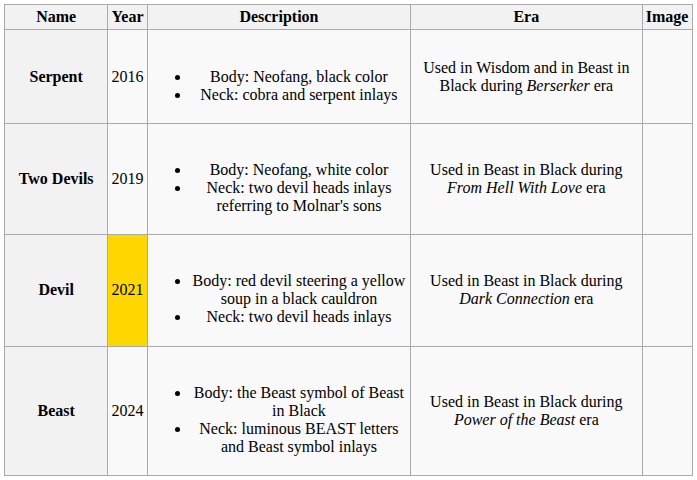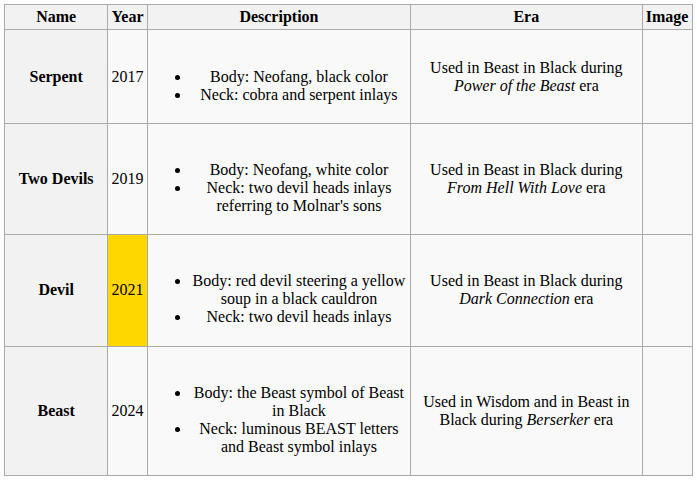(128, 76) 2016 -> (128, 76) 2017
(526, 76) Used in Wisdom and in Beast in Black during Berserker era -> (526, 76) Used in Beast in Black during Power of the Beast era
(526, 410) Used in Beast in Black during Power of the Beast era -> (526, 410) Used in Wisdom and in Beast in Black during Berserker era
